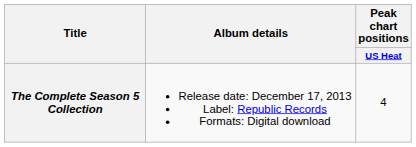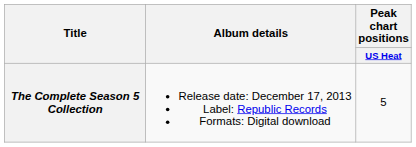(383, 102) 4 -> (383, 102) 5
